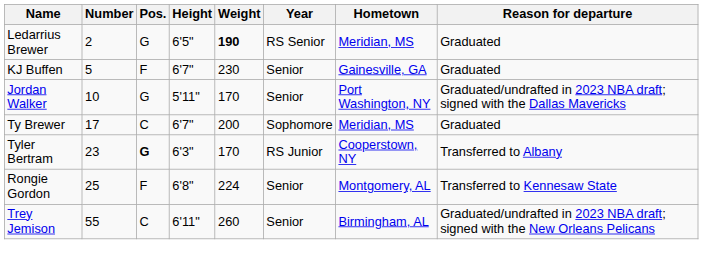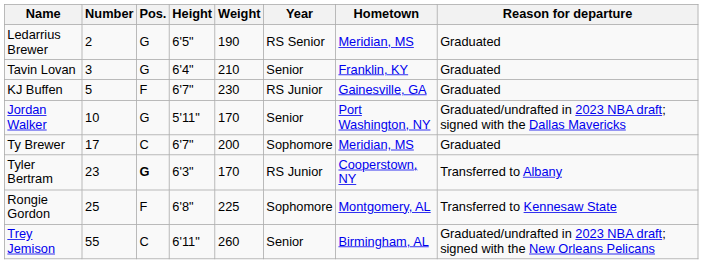(229, 42) bold -> (229, 42) normal
+ row: (42, 69)
(285, 69) Senior -> (294, 89) RS Junior
(229, 186) 224 -> (229, 207) 225
(285, 186) Senior -> (299, 207) Sophomore
